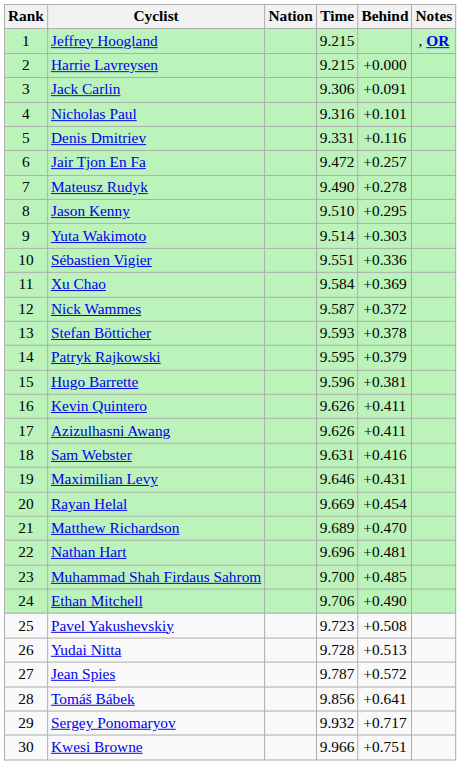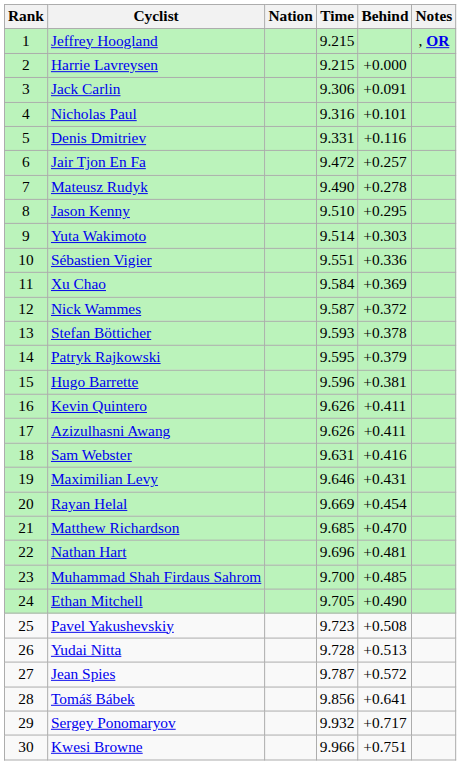(337, 528) 9.689 -> (337, 528) 9.685
(337, 601) 9.706 -> (337, 601) 9.705
